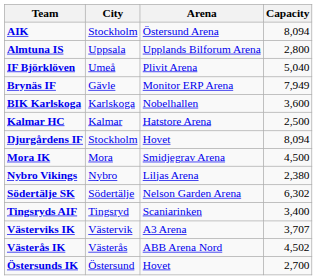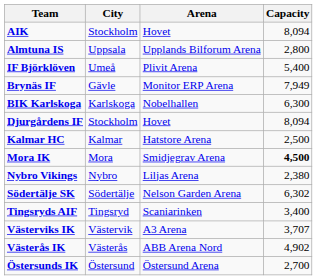(181, 31) Östersund Arena -> (157, 31) Hovet
(297, 67) 5,040 -> (297, 67) 5,400
(297, 103) 3,600 -> (297, 103) 6,300
rows swapped: (45, 139) <-> (36, 121)
(297, 157) normal -> (297, 157) bold
(297, 247) 4,502 -> (297, 247) 4,902
(157, 265) Hovet -> (181, 265) Östersund Arena
